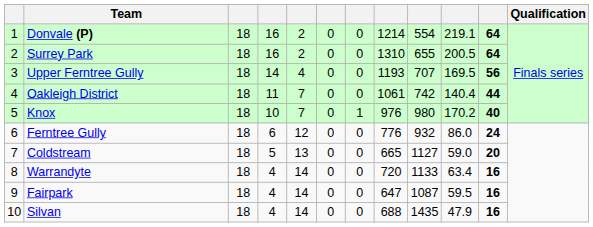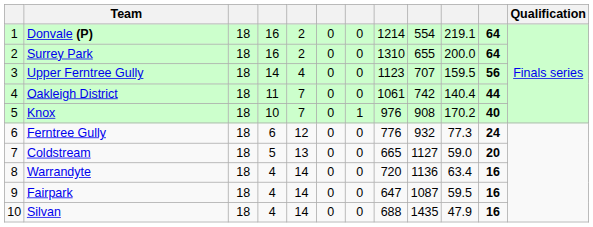(460, 53) 200.5 -> (460, 53) 200.0
(391, 73) 1193 -> (391, 73) 1123
(460, 73) 169.5 -> (460, 73) 159.5
(425, 113) 980 -> (425, 113) 908
(460, 133) 86.0 -> (460, 133) 77.3
(425, 172) 1133 -> (425, 172) 1136
